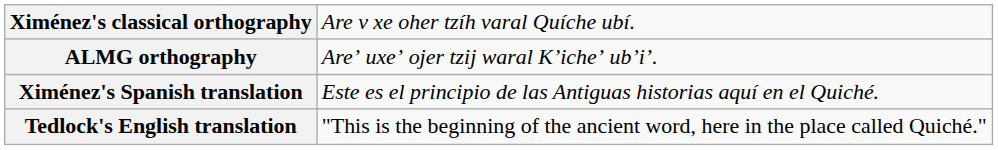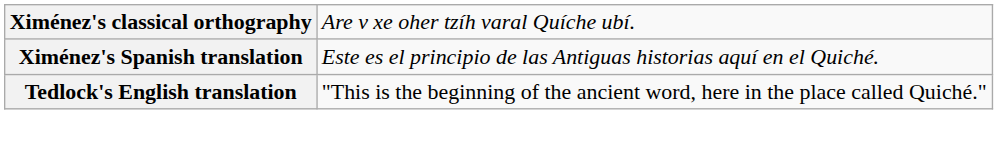- row: (161, 56)
